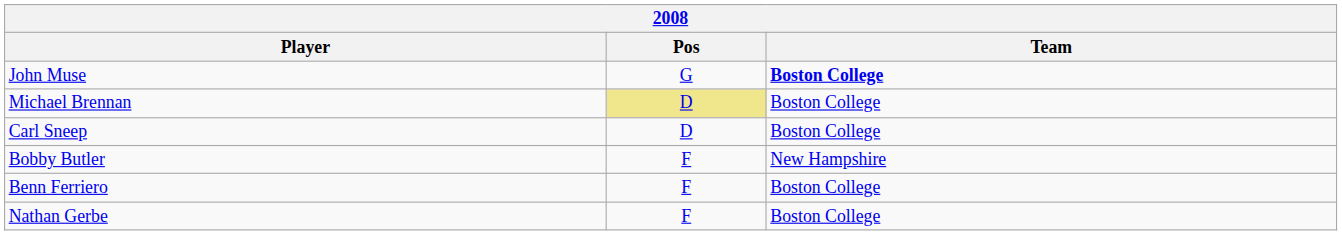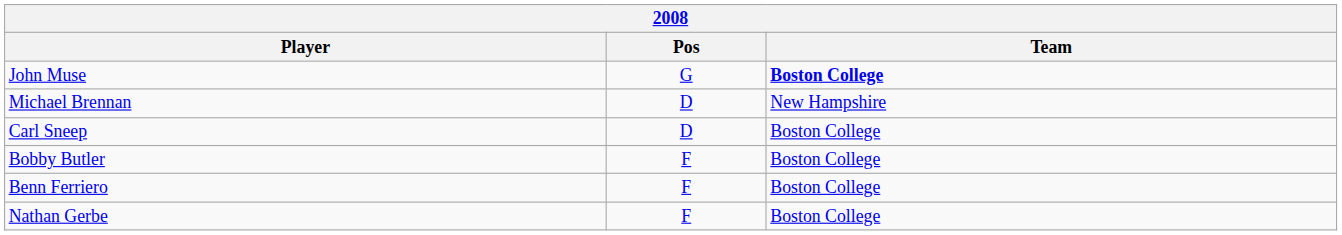(686, 103) khaki background -> (686, 103) no background
(825, 103) Boston College -> (828, 103) New Hampshire
(828, 159) New Hampshire -> (825, 159) Boston College
